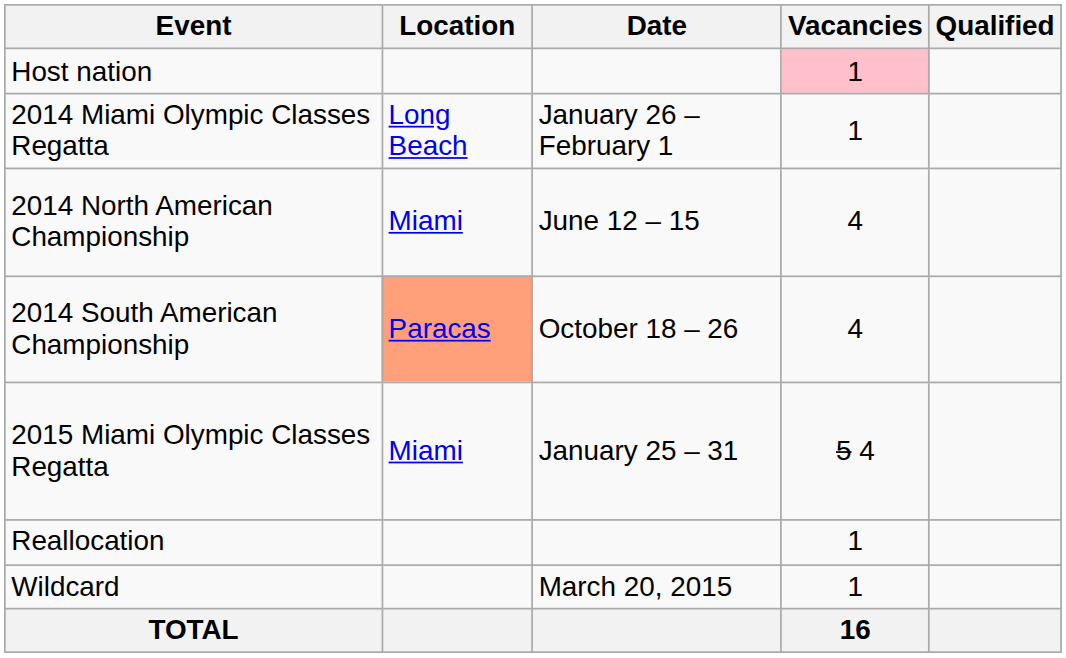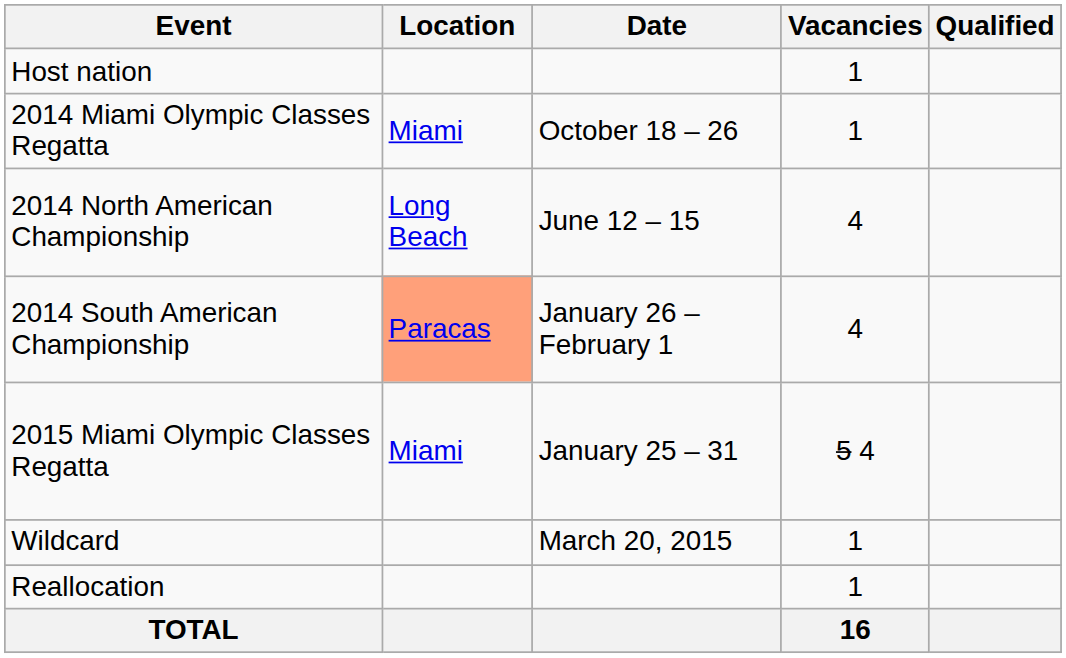(855, 70) pink background -> (855, 70) no background
(428, 130) Long Beach -> (426, 130) Miami
(619, 130) January 26 – February 1 -> (639, 130) October 18 – 26
(426, 221) Miami -> (428, 221) Long Beach
(639, 328) October 18 – 26 -> (619, 328) January 26 – February 1
rows swapped: (65, 586) <-> (88, 542)
